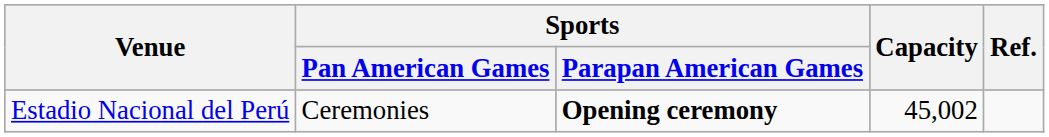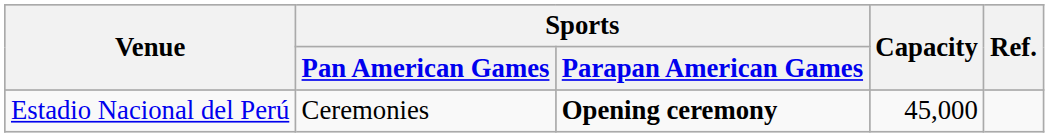(941, 110) 45,002 -> (941, 110) 45,000
